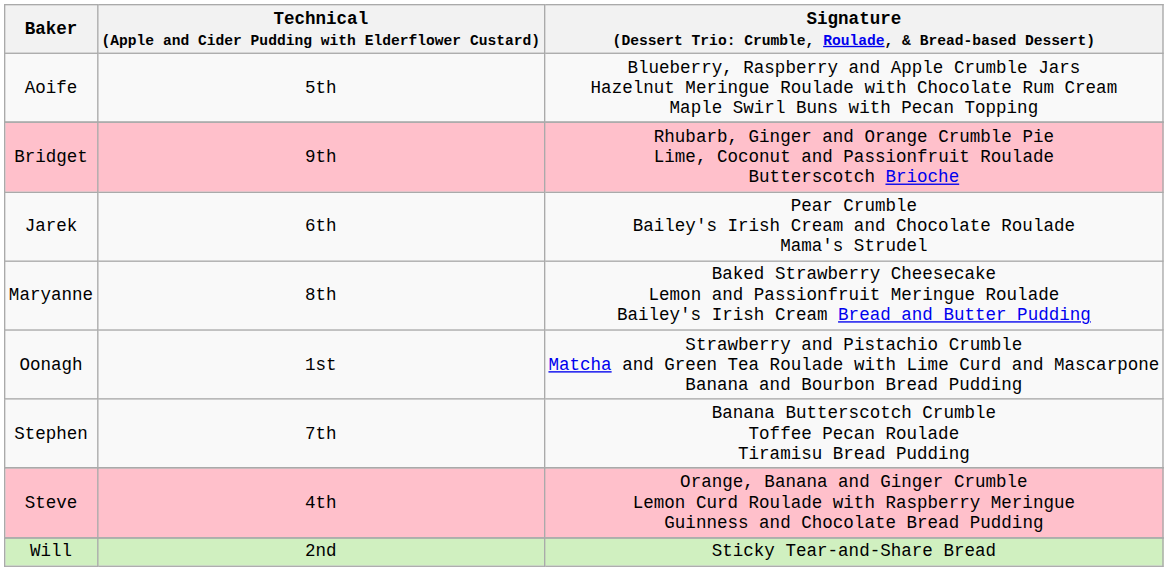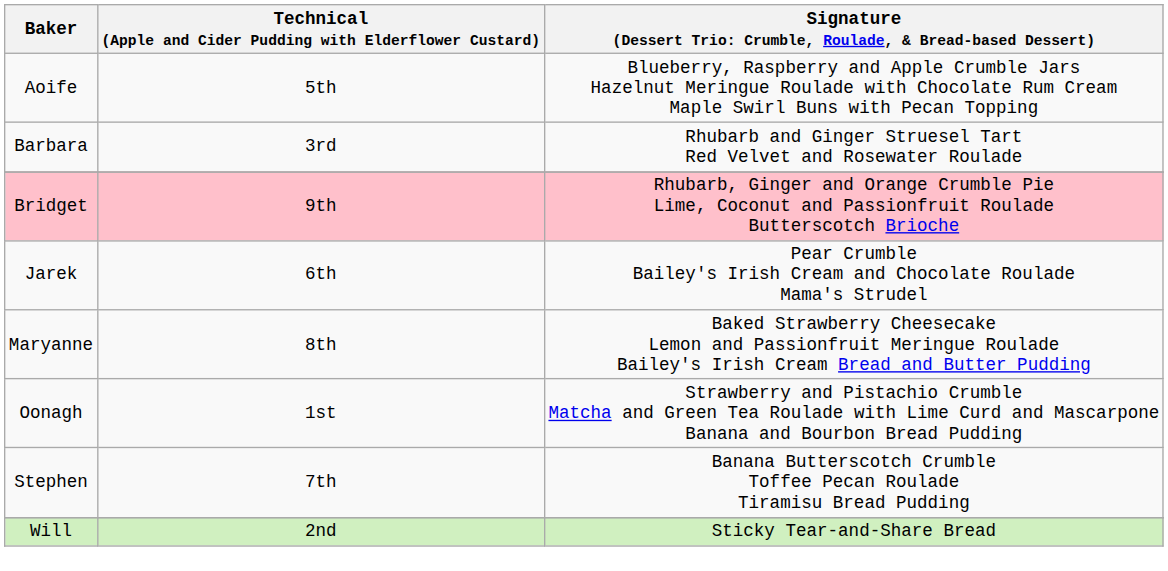+ row: (51, 147)
- row: (51, 503)
